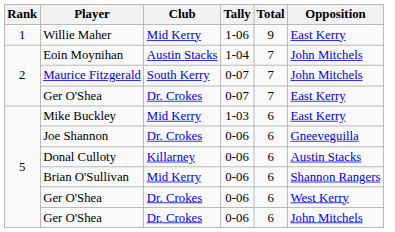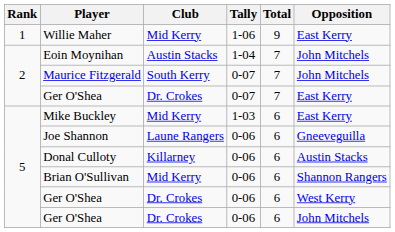(175, 136) Dr. Crokes -> (185, 136) Laune Rangers
